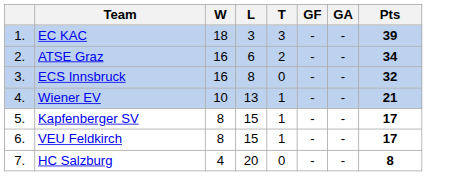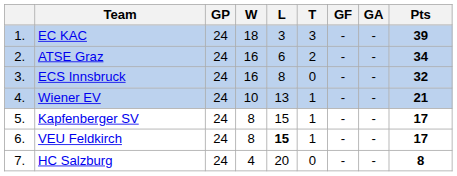+ column: (220, 14)
(251, 139) normal -> (282, 139) bold
